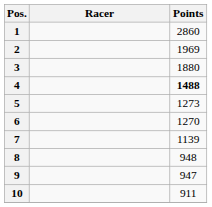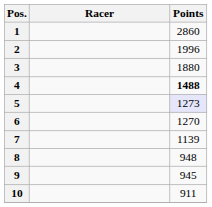(188, 49) 1969 -> (188, 49) 1996
(188, 103) no background -> (188, 103) lavender background
(188, 175) 947 -> (188, 175) 945
